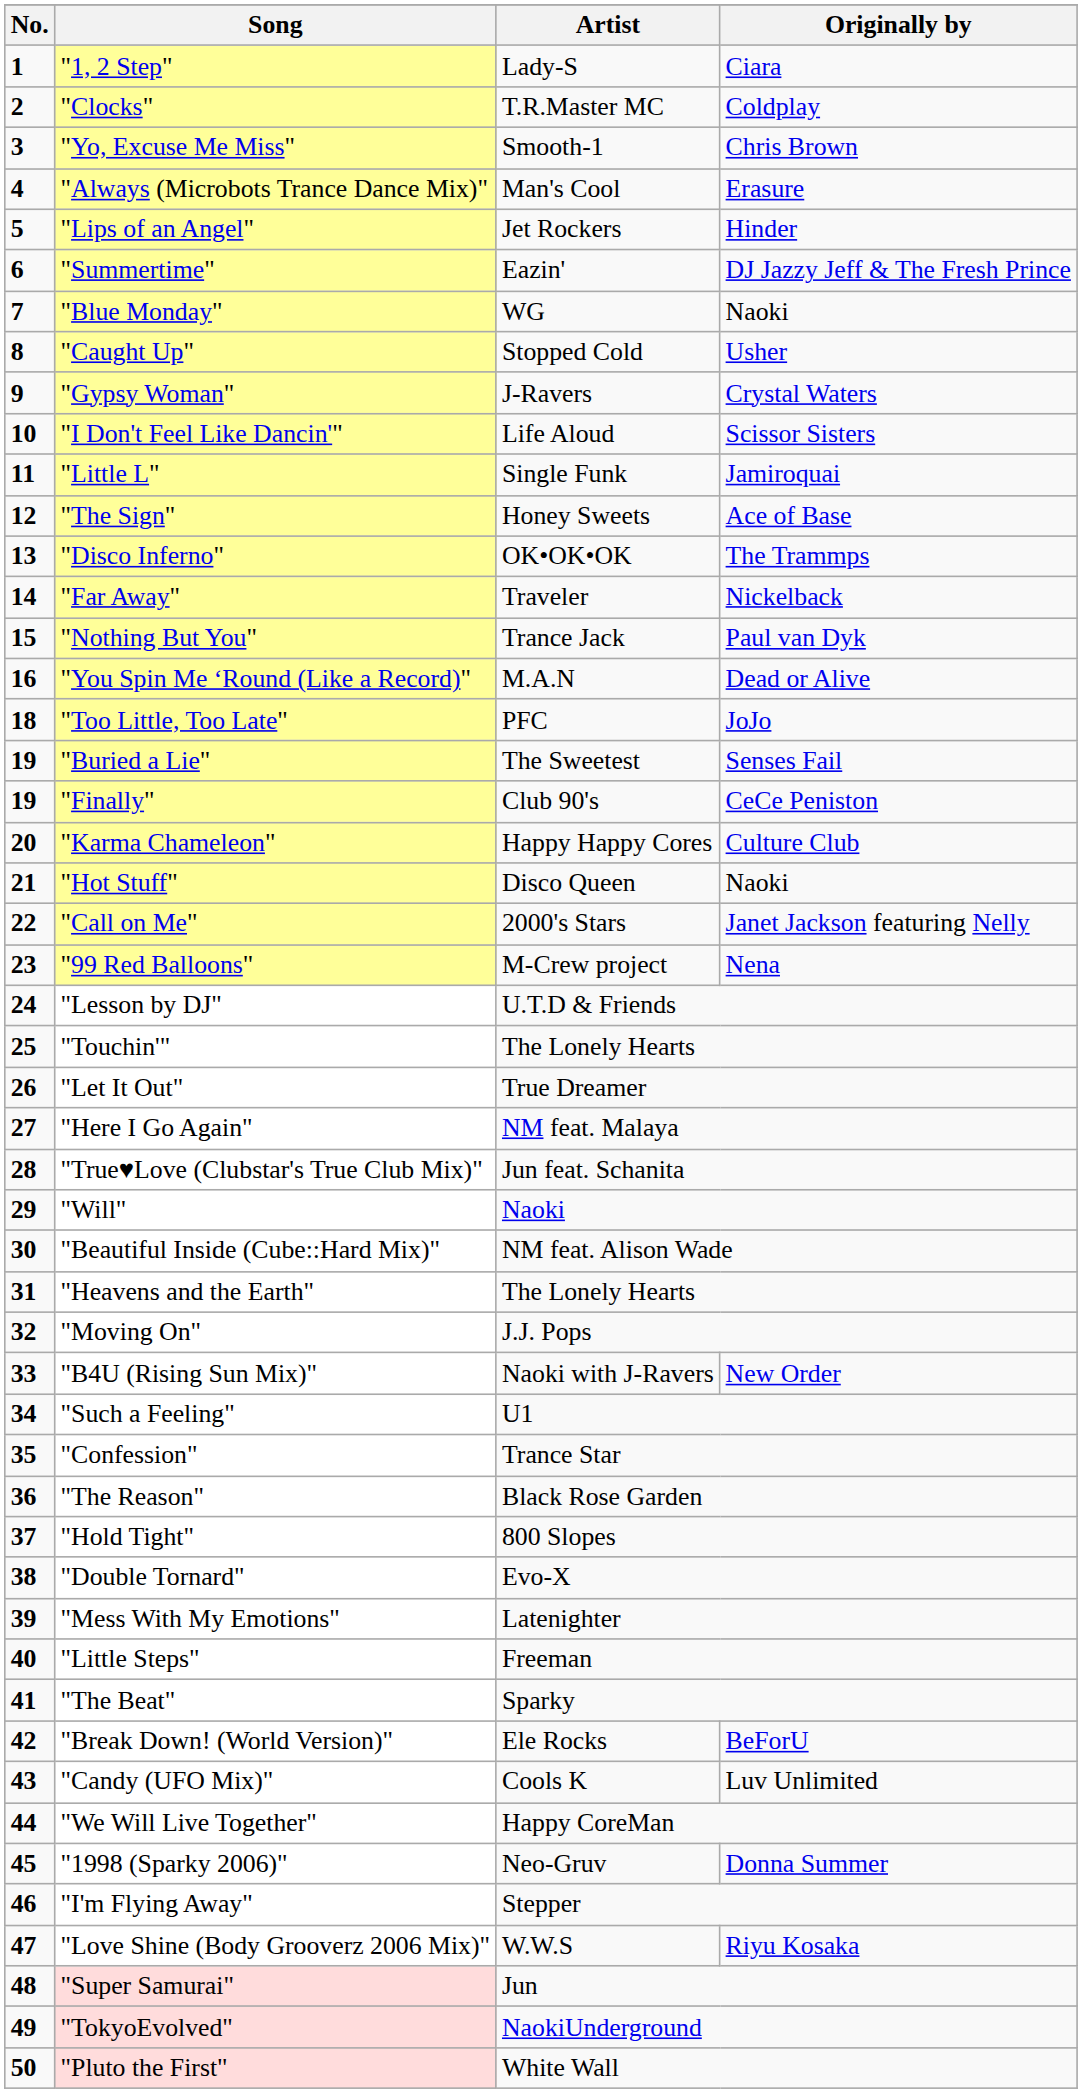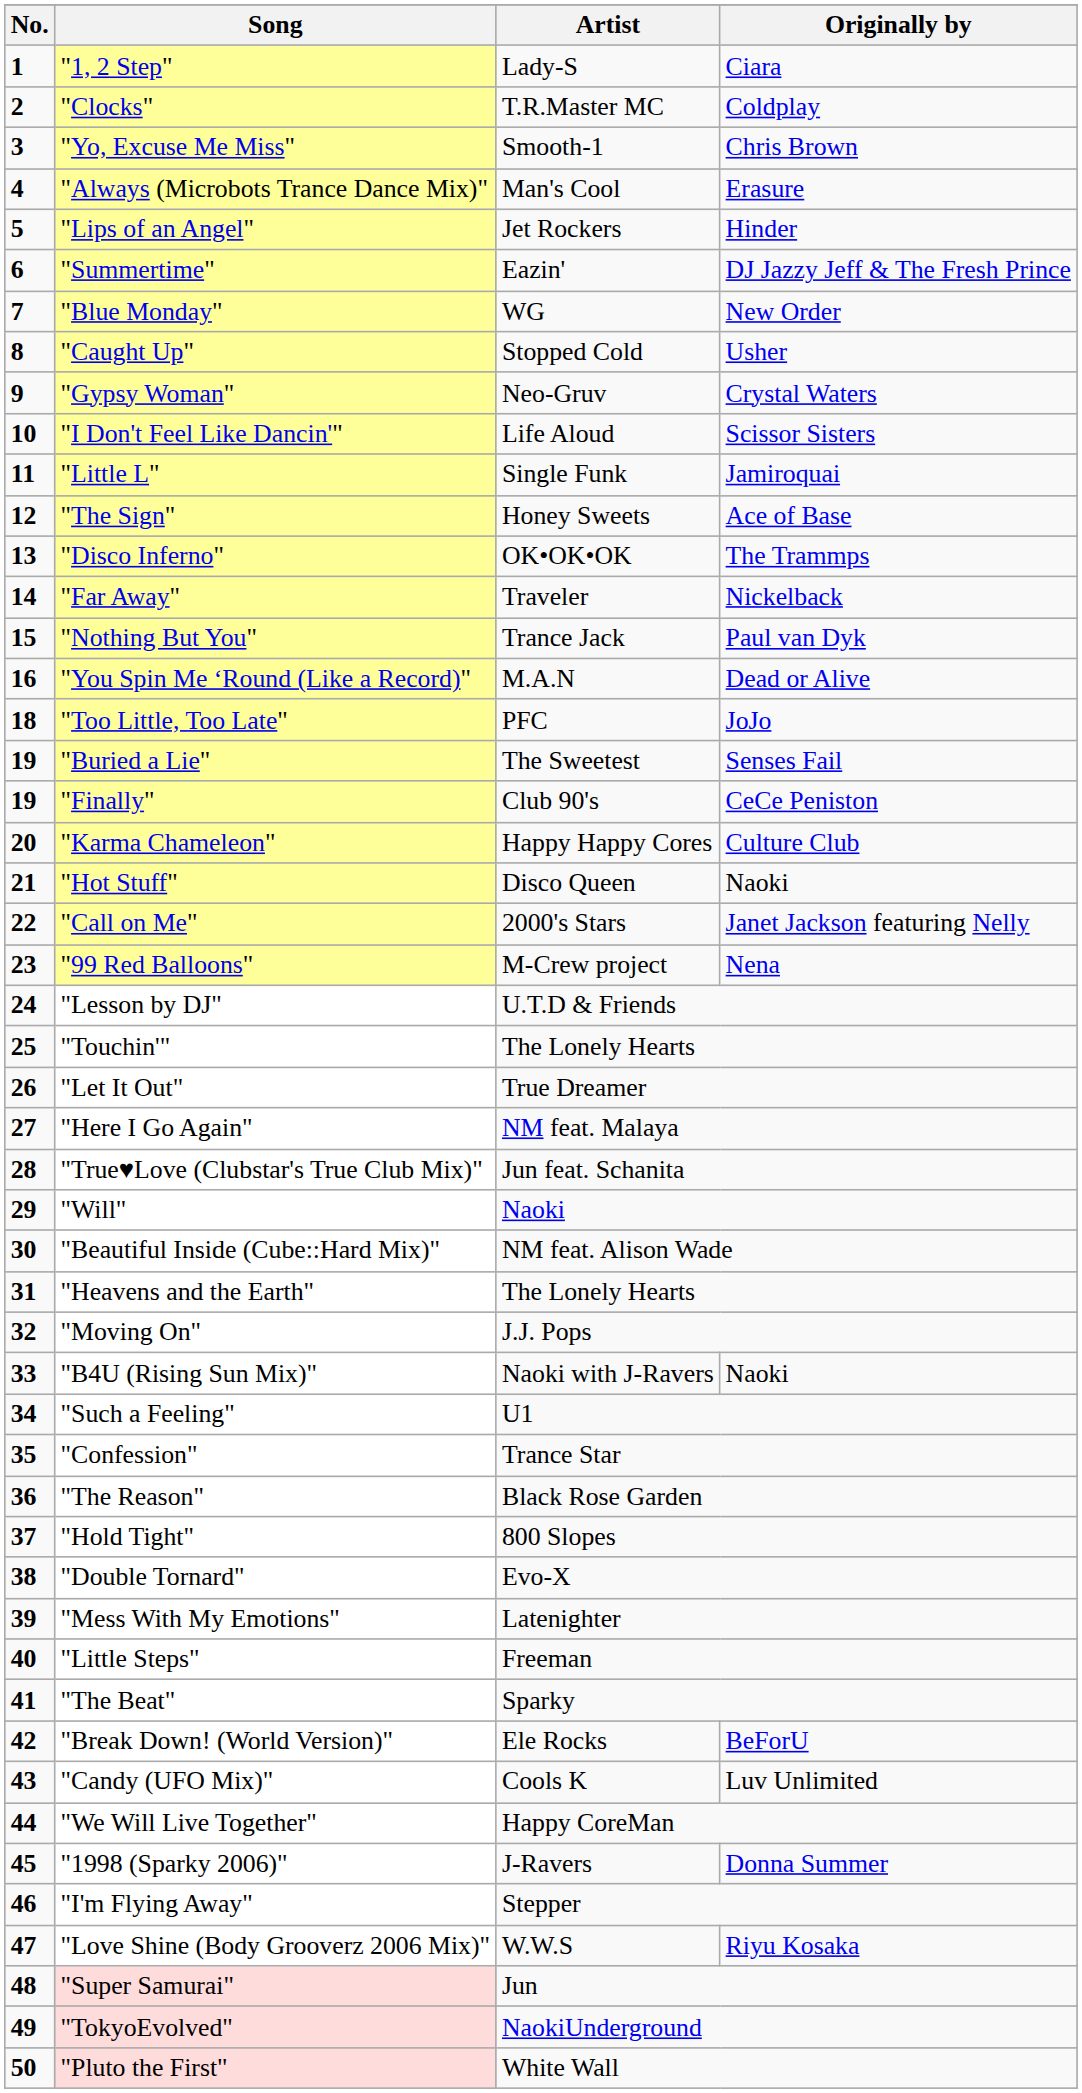(757, 310) Naoki -> (783, 310) New Order
(547, 392) J-Ravers -> (554, 392) Neo-Gruv
(783, 1373) New Order -> (757, 1373) Naoki
(554, 1863) Neo-Gruv -> (547, 1863) J-Ravers
